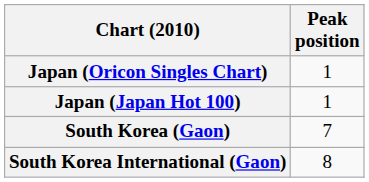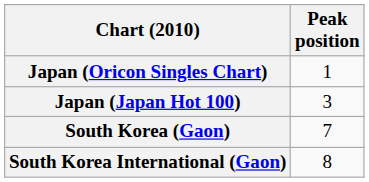(327, 101) 1 -> (327, 101) 3
